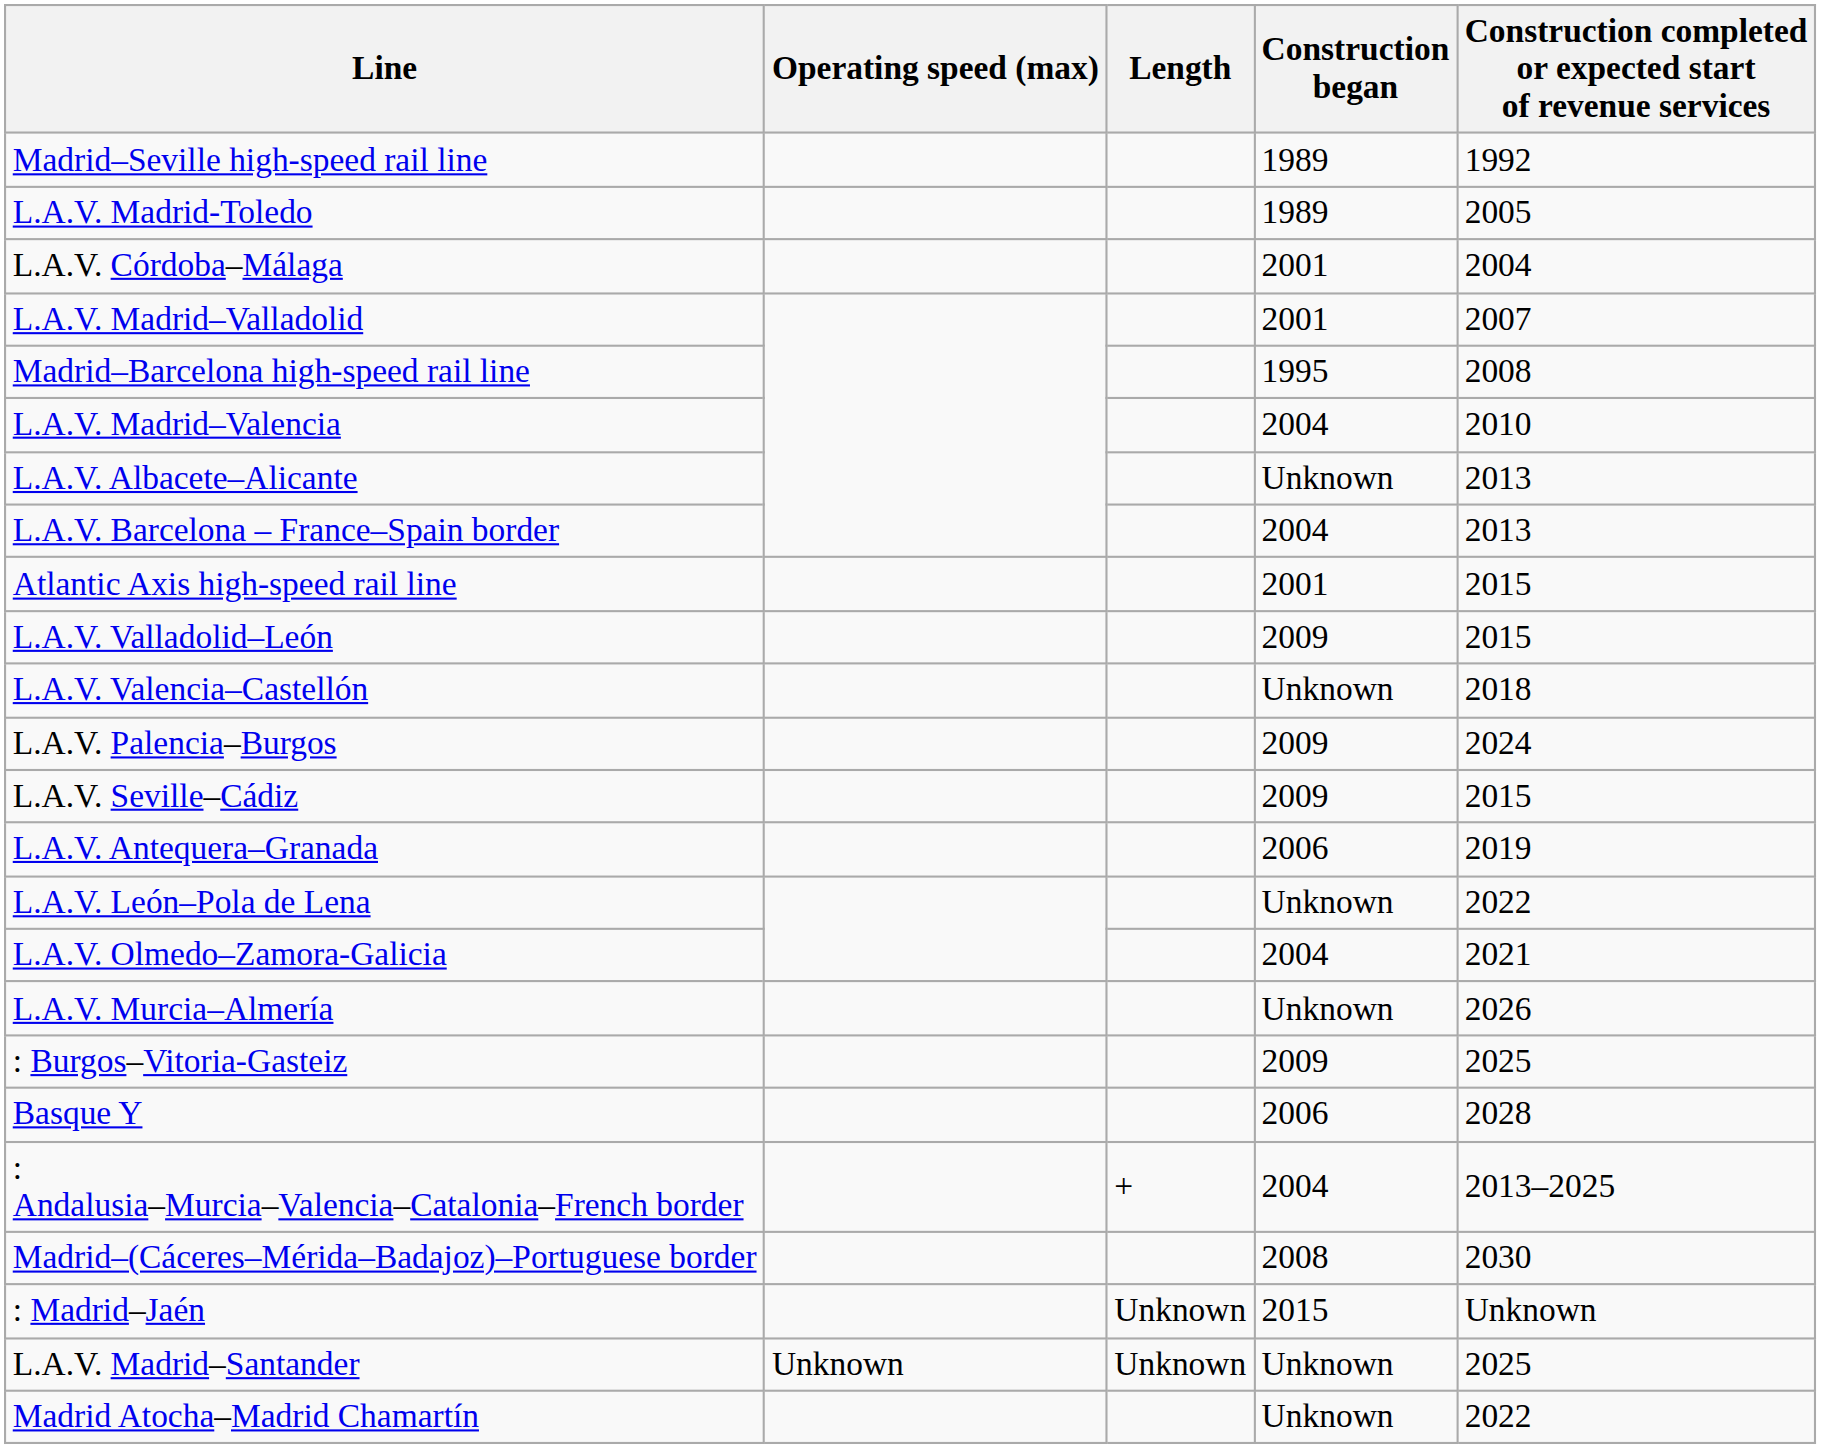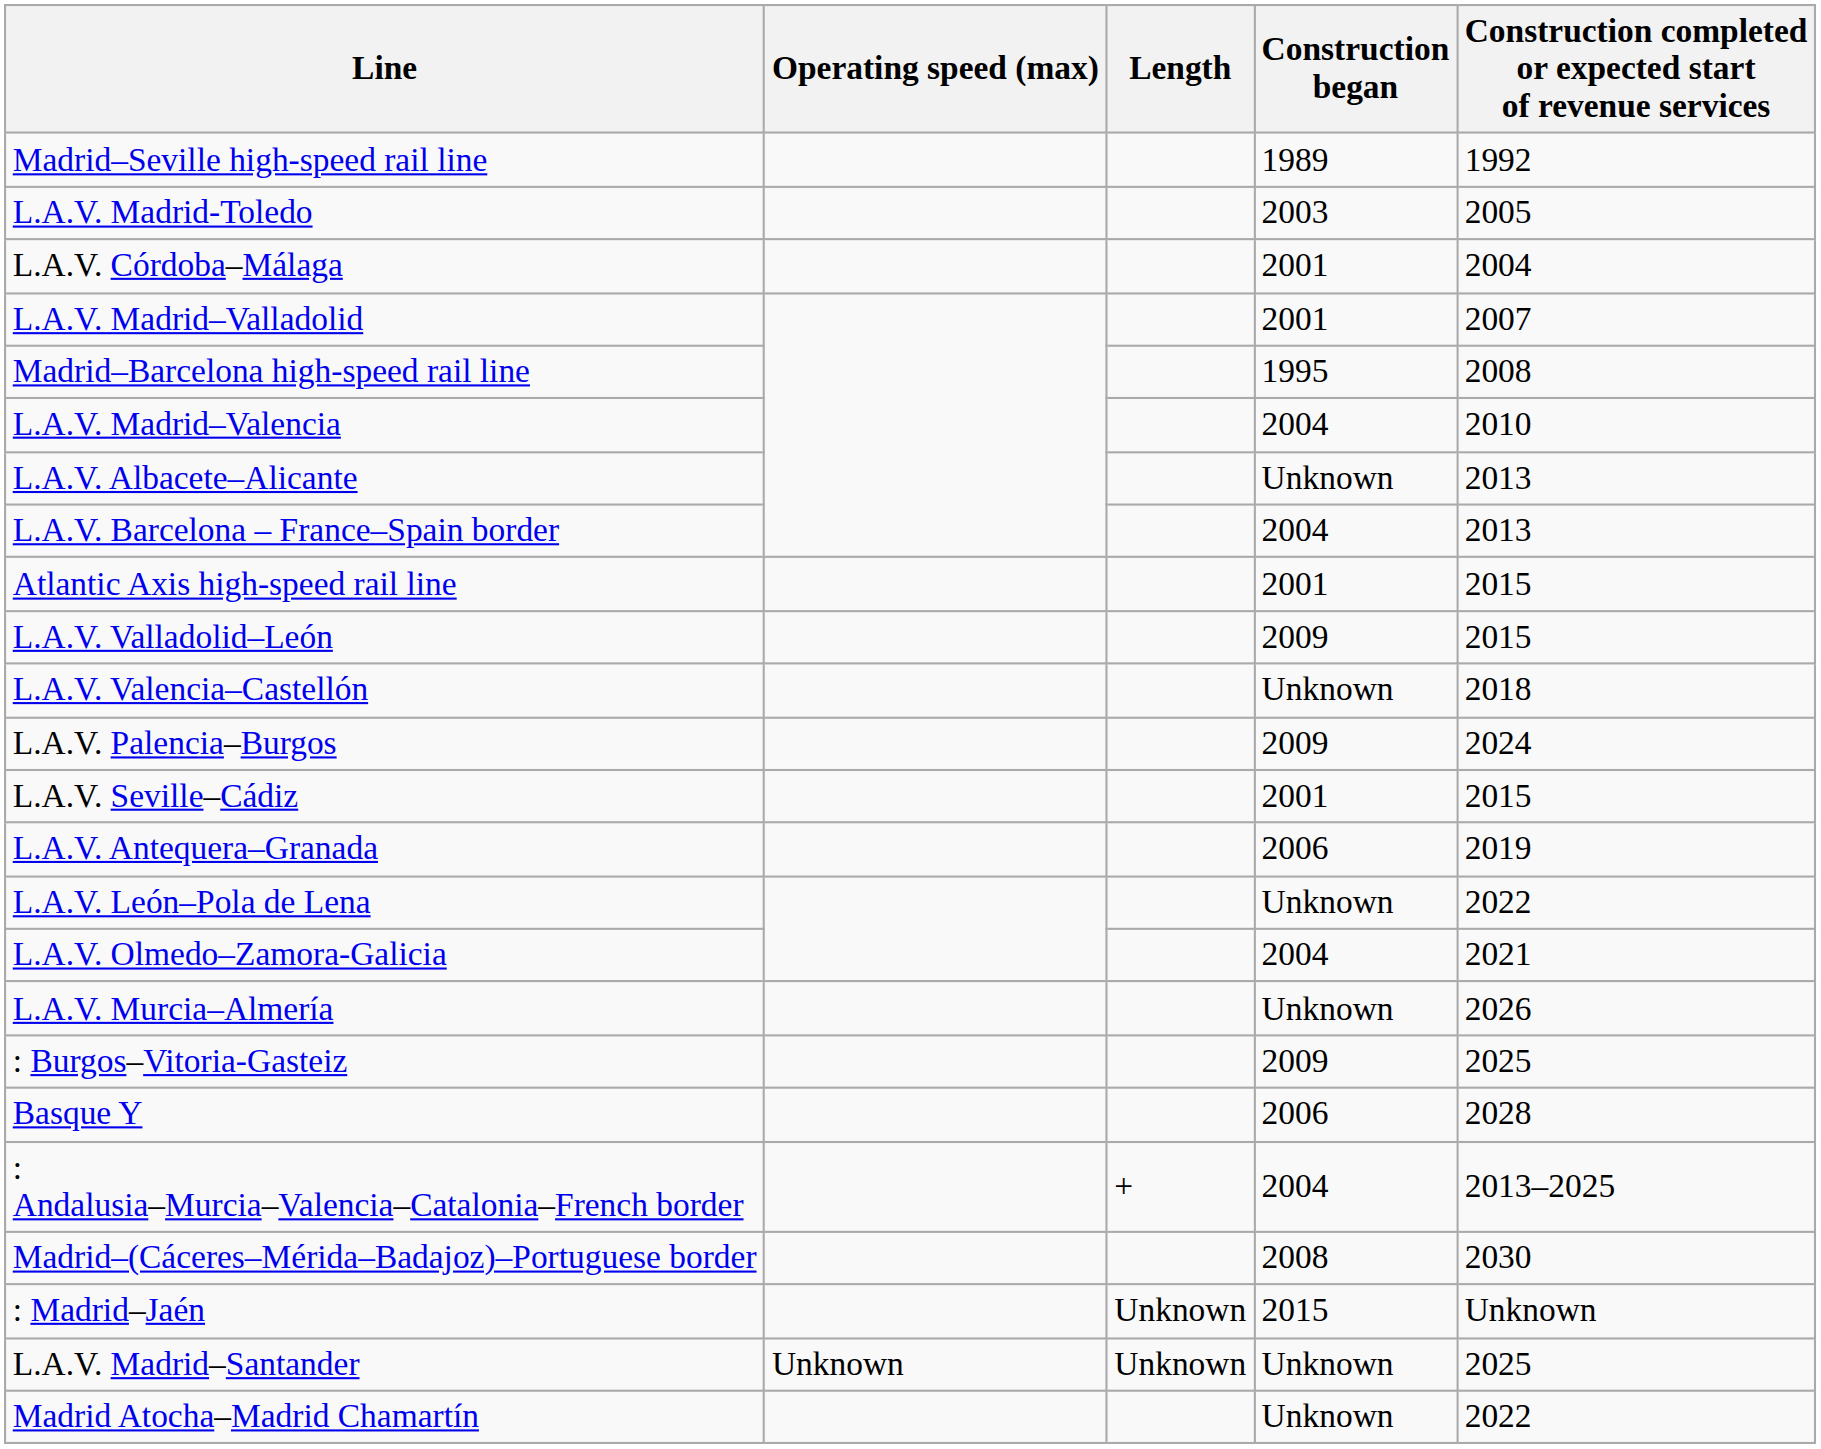(1295, 212) 1989 -> (1295, 212) 2003
(1295, 795) 2009 -> (1295, 795) 2001
